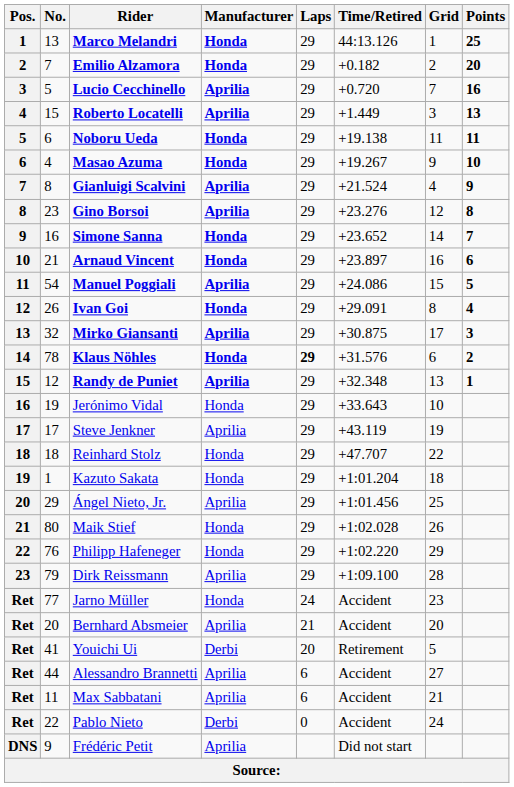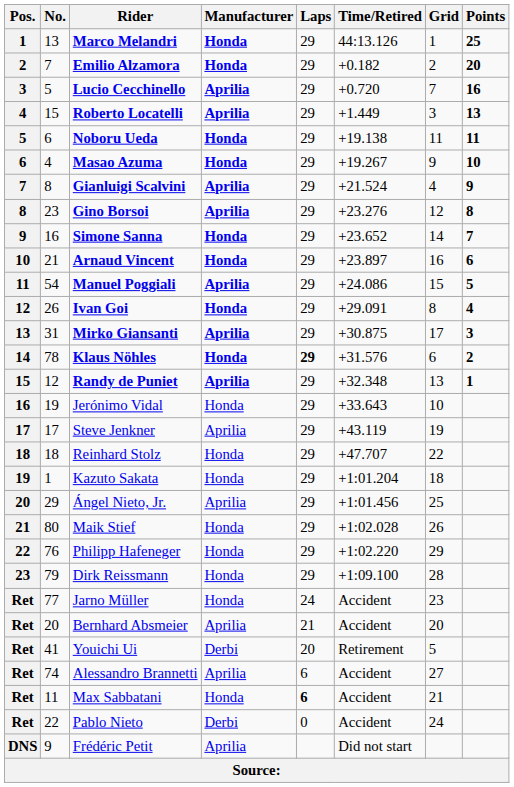(52, 332) 32 -> (52, 332) 31
(225, 575) Aprilia -> (224, 575) Honda
(52, 673) 44 -> (52, 673) 74
(225, 697) Aprilia -> (224, 697) Honda
(304, 697) normal -> (304, 697) bold
